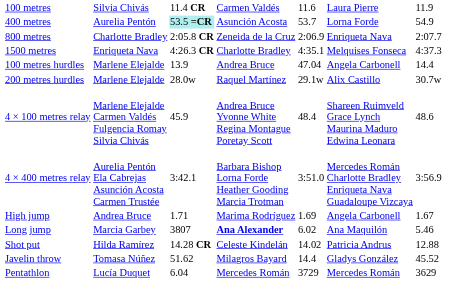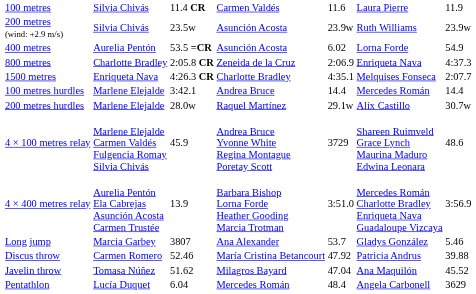+ row: (34, 28)
(191, 22) paleturquoise background -> (191, 48) no background
(307, 22) 53.7 -> (337, 48) 6.02
(429, 36) 2:07.7 -> (458, 62) 4:37.3
(429, 50) 4:37.3 -> (458, 76) 2:07.7
(179, 65) 13.9 -> (183, 91) 3:42.1
(310, 65) 47.04 -> (337, 91) 14.4
(364, 65) Angela Carbonell -> (393, 91) Mercedes Román
(307, 117) 48.4 -> (338, 143) 3729
(183, 178) 3:42.1 -> (179, 204) 13.9
- row: (27, 215)
(250, 230) bold -> (248, 241) normal
(307, 230) 6.02 -> (337, 241) 53.7
(357, 230) Ana Maquilón -> (392, 241) Gladys González
- row: (22, 244)
+ row: (33, 256)
(307, 258) 14.4 -> (339, 270) 47.04
(362, 258) Gladys González -> (387, 270) Ana Maquilón
(308, 273) 3729 -> (337, 284) 48.4
(363, 273) Mercedes Román -> (393, 284) Angela Carbonell
